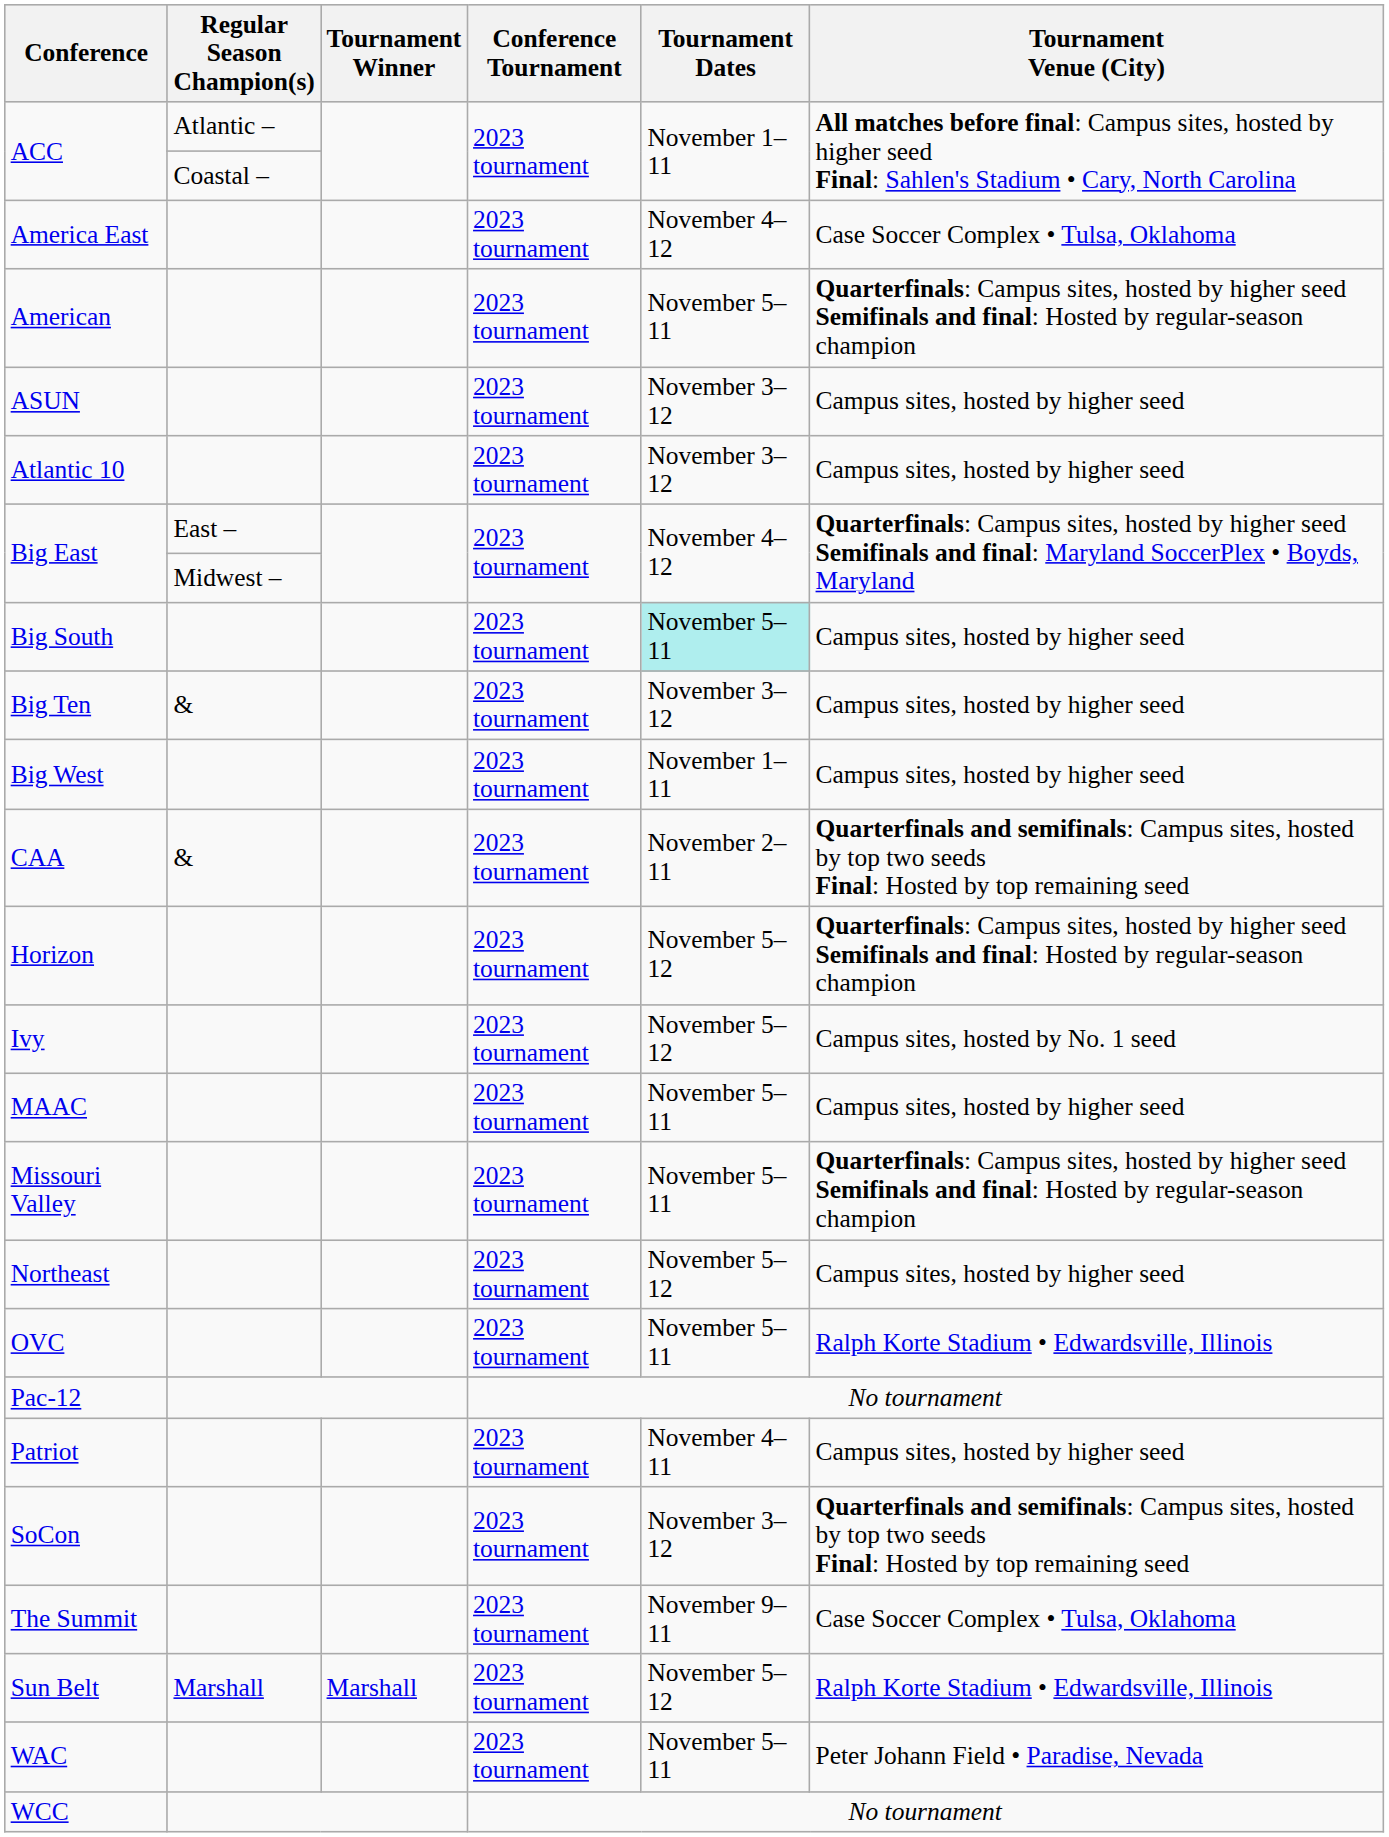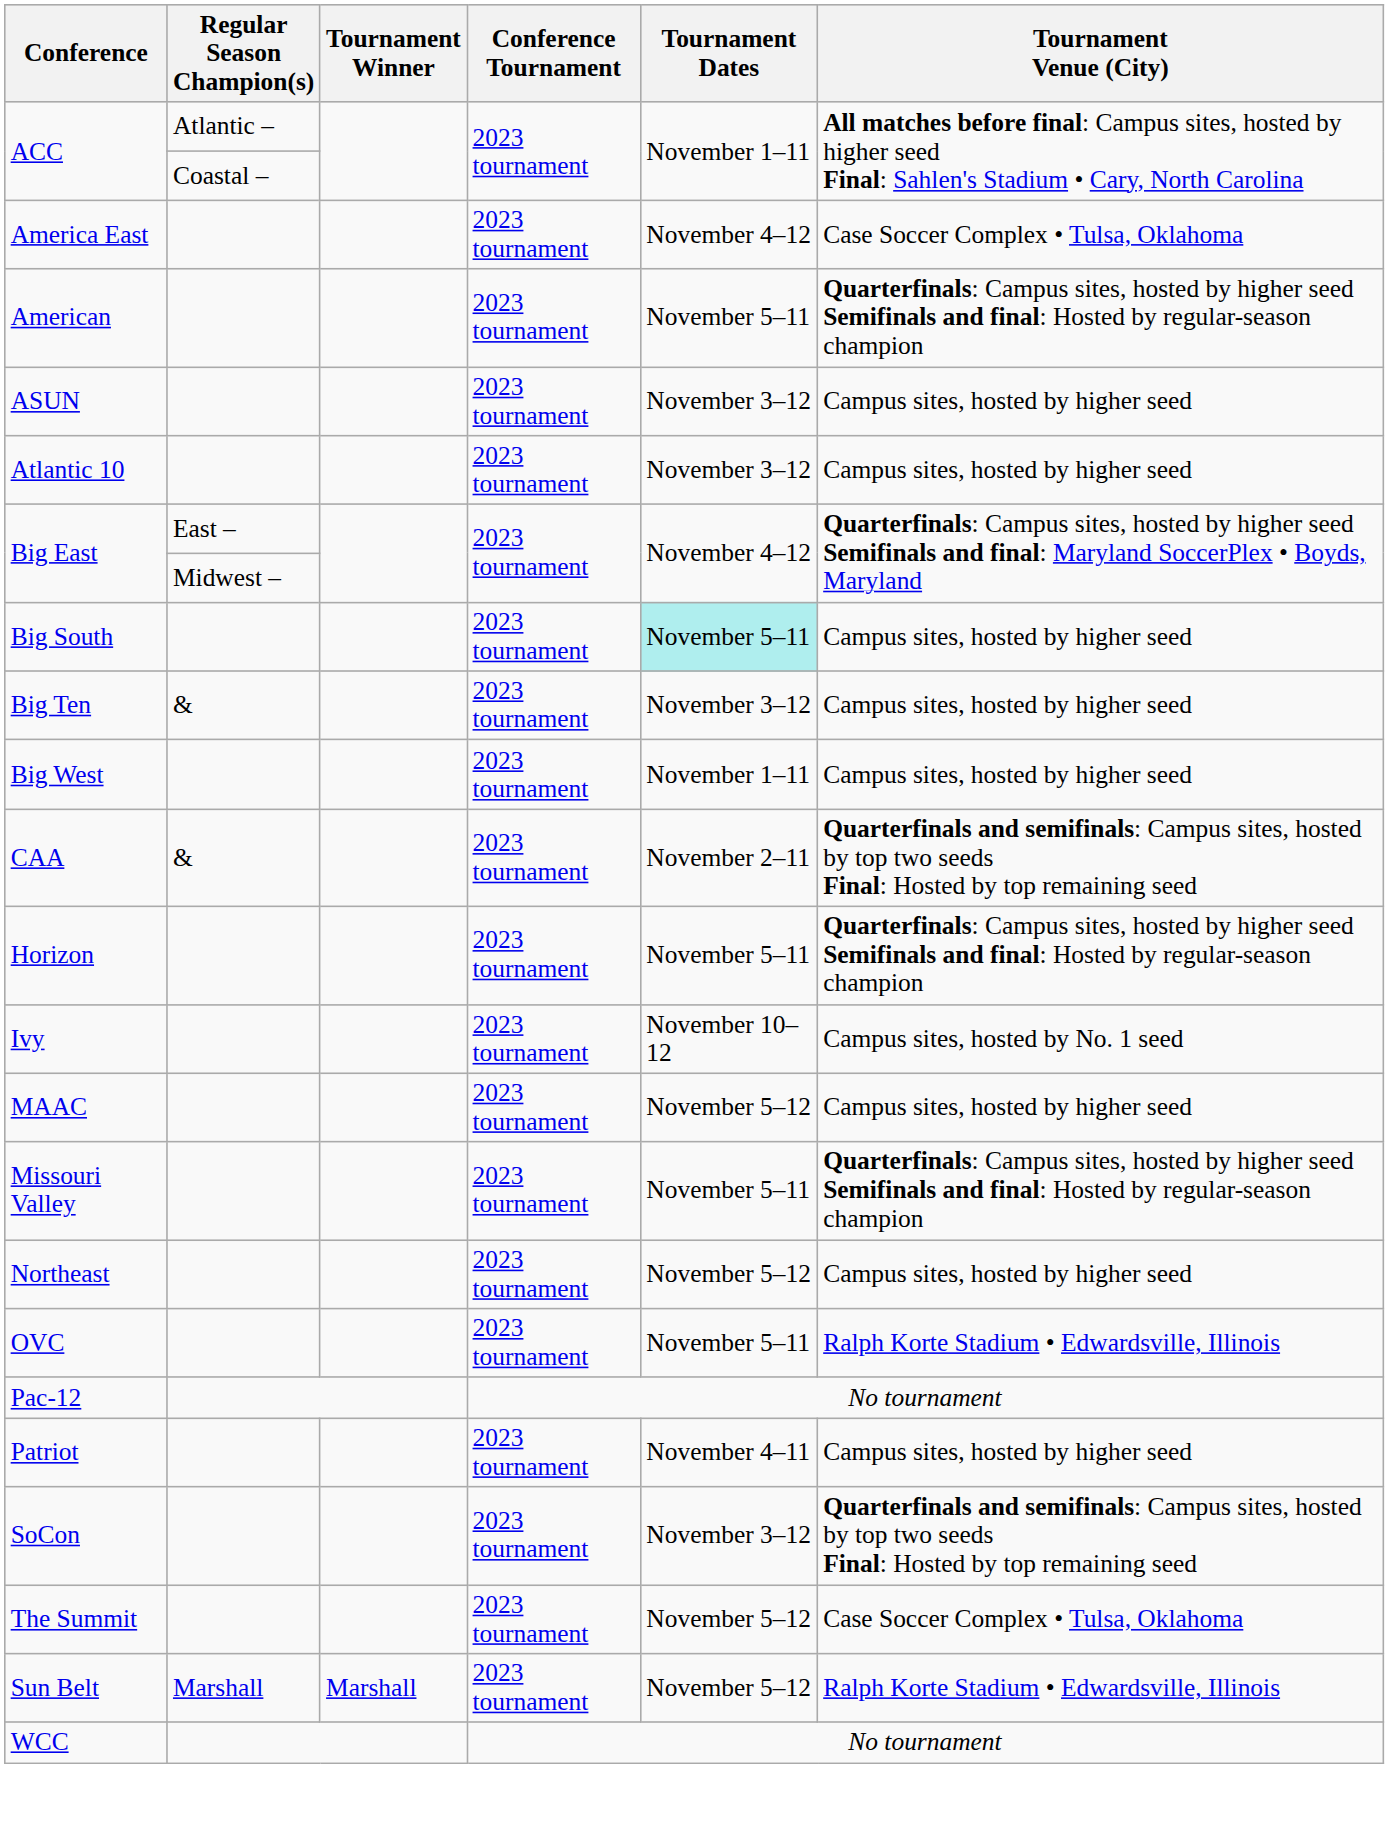(717, 955) November 5–12 -> (728, 955) November 5–11
(717, 1038) November 5–12 -> (722, 1038) November 10–12
(717, 1107) November 5–11 -> (729, 1107) November 5–12
(717, 1618) November 9–11 -> (729, 1618) November 5–12
- row: (39, 1756)
